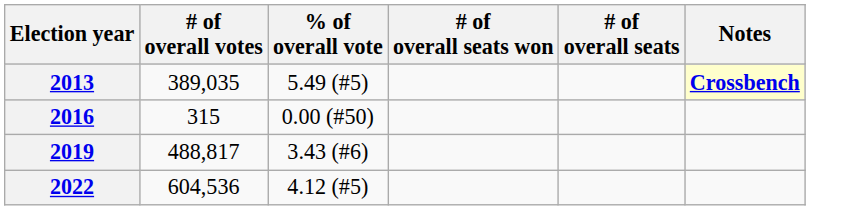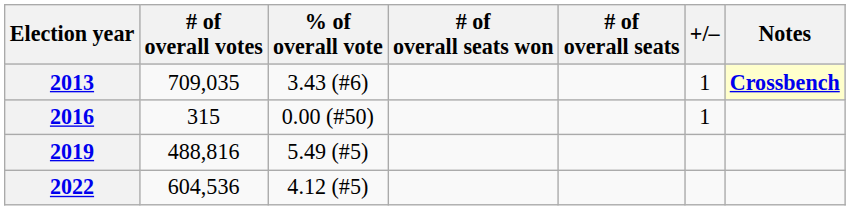+ column: (705, 34)
(204, 81) 389,035 -> (204, 81) 709,035
(328, 81) 5.49 (#5) -> (328, 81) 3.43 (#6)
(204, 151) 488,817 -> (204, 151) 488,816
(328, 151) 3.43 (#6) -> (328, 151) 5.49 (#5)
